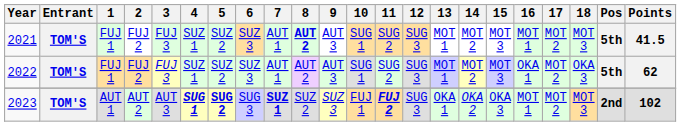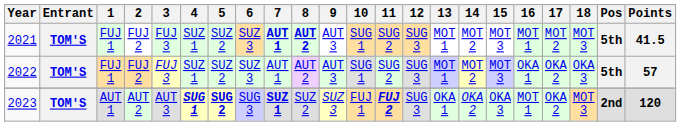(278, 40) normal -> (278, 40) bold
(556, 72) MOT 2 -> (556, 72) OKA 2
(650, 72) 62 -> (650, 72) 57
(556, 105) MOT 2 -> (556, 105) OKA 2
(650, 105) 102 -> (650, 105) 120
